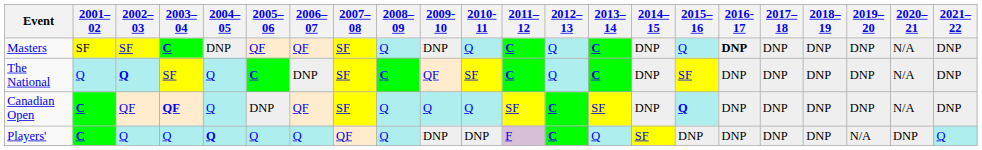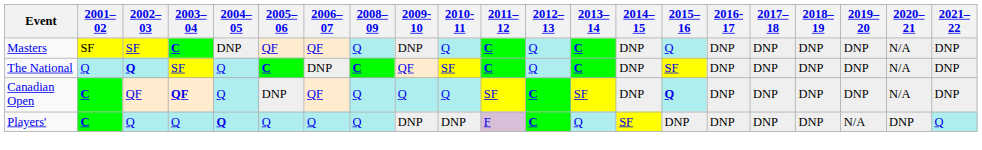- column: (355, 21)
(734, 48) bold -> (722, 48) normal
